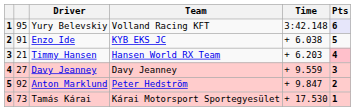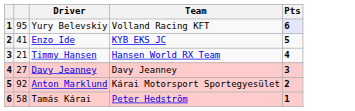- column: (306, 12)
(22, 41) 91 -> (22, 41) 41
(335, 56) pink background -> (287, 56) no background
(150, 85) Peter Hedström -> (196, 85) Kárai Motorsport Sportegyesület
(22, 99) 73 -> (22, 99) 58
(196, 99) Kárai Motorsport Sportegyesület -> (150, 99) Peter Hedström
